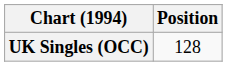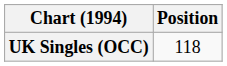(188, 46) 128 -> (188, 46) 118
